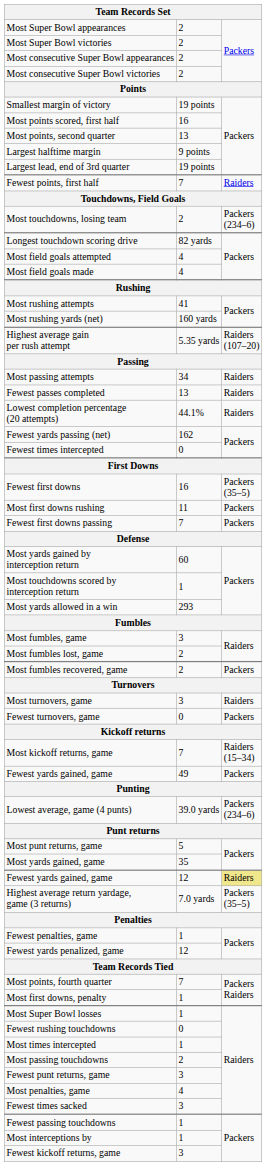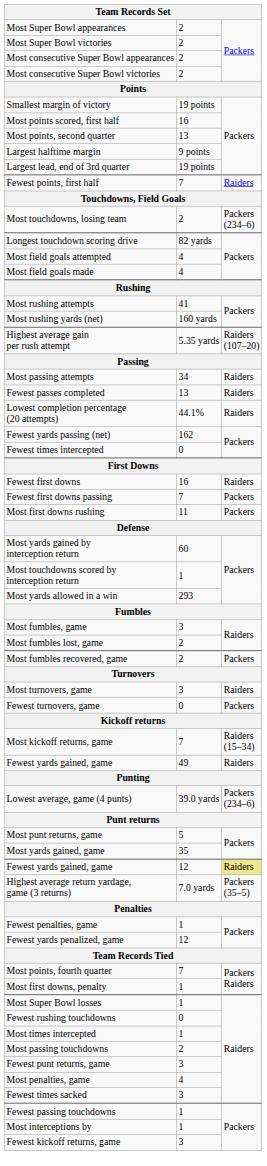(239, 487) Packers (35–5) -> (239, 481) Raiders
rows swapped: (55, 508) <-> (59, 523)
(239, 773) Packers -> (239, 762) Raiders
